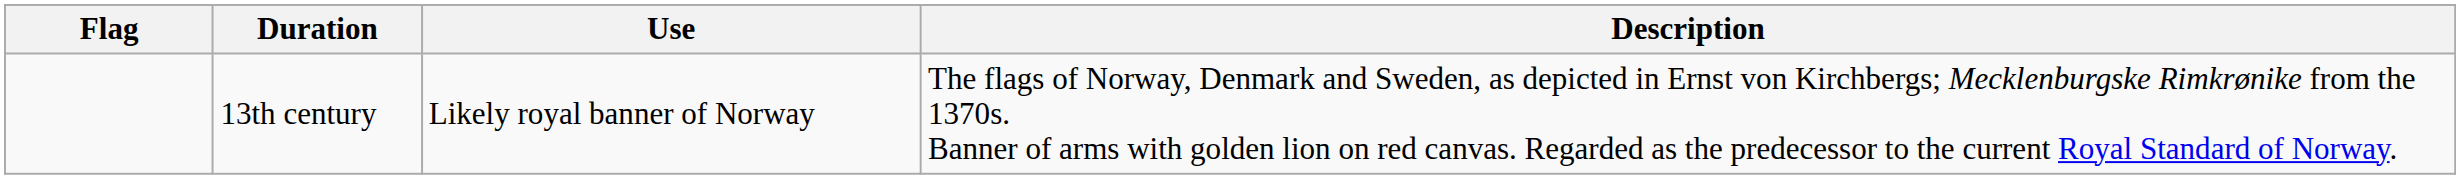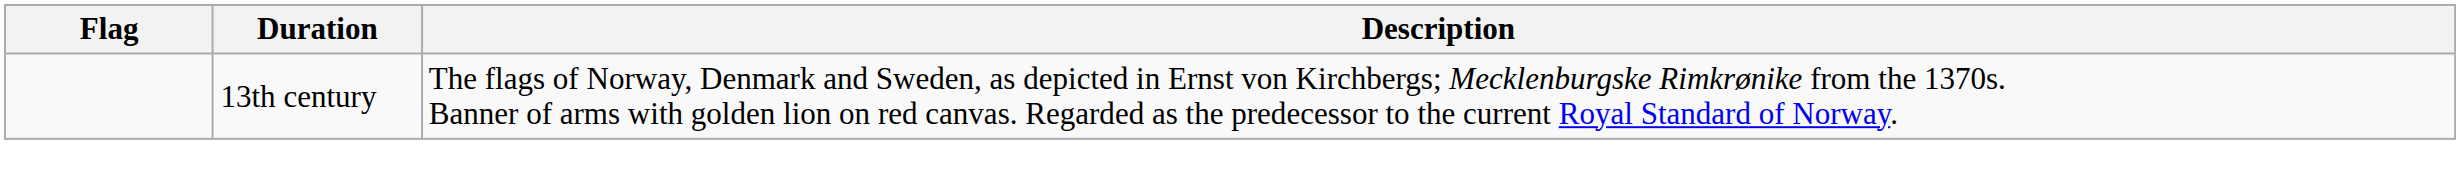- column: (671, 29)
